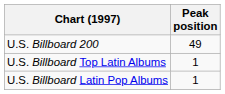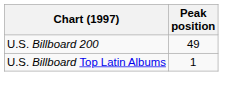- row: (87, 80)
